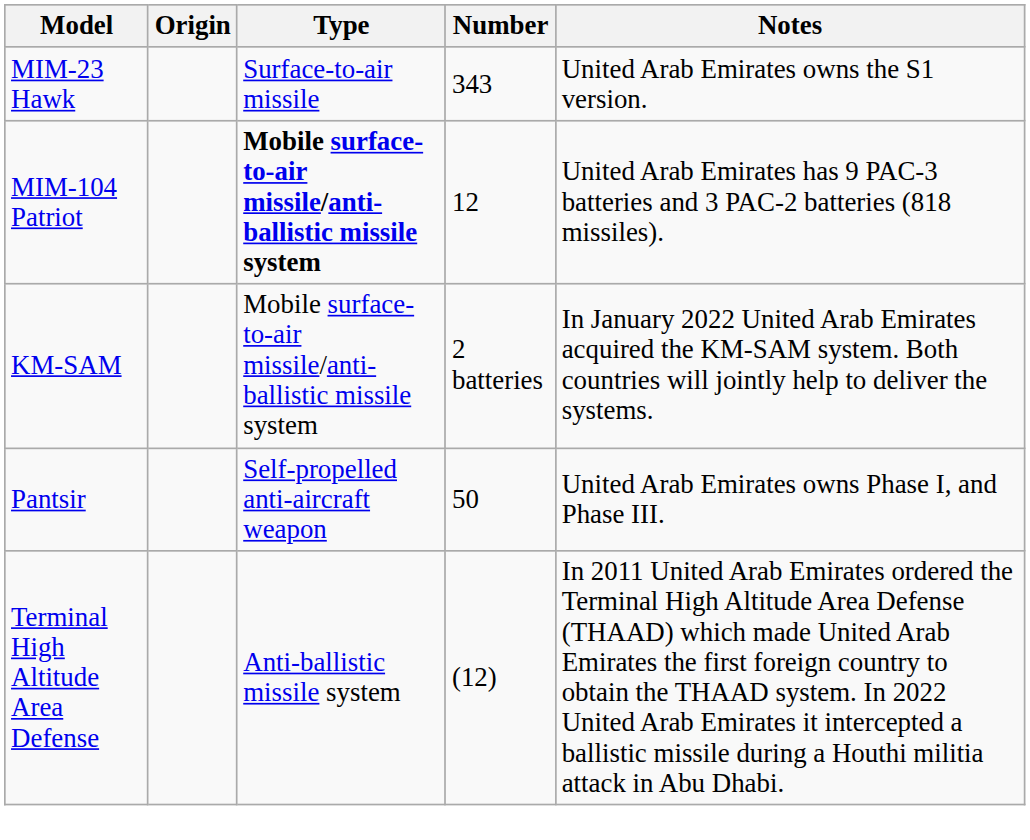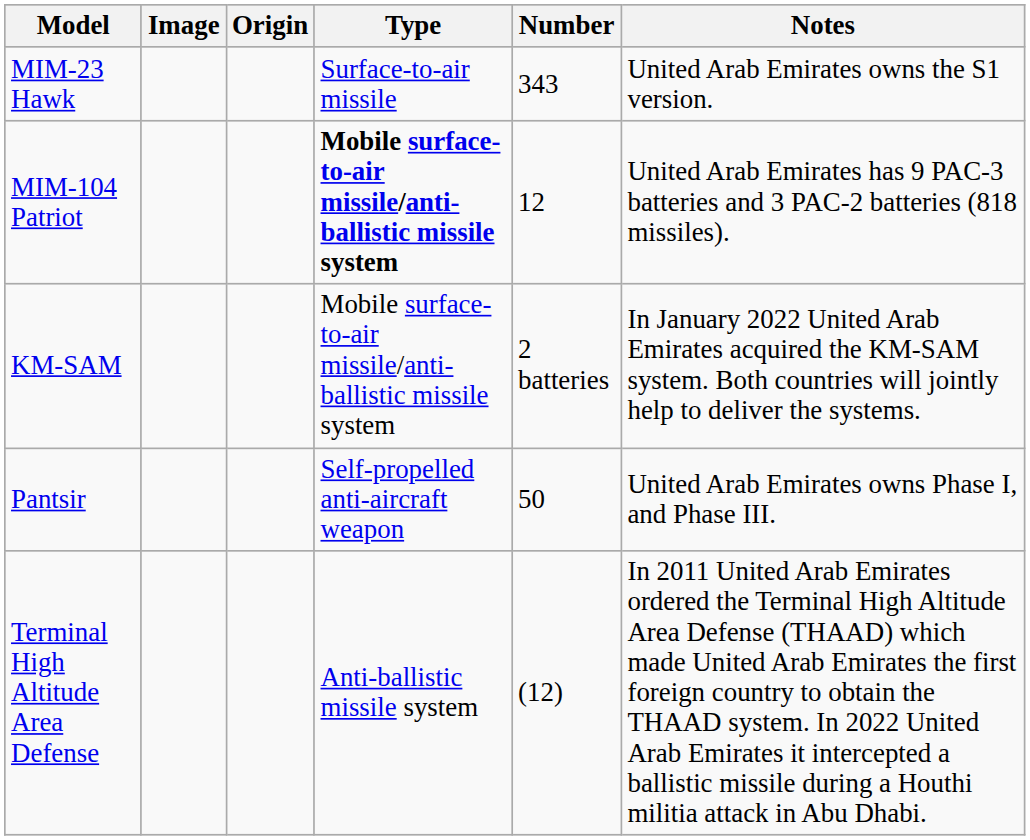+ column: (184, 25)
